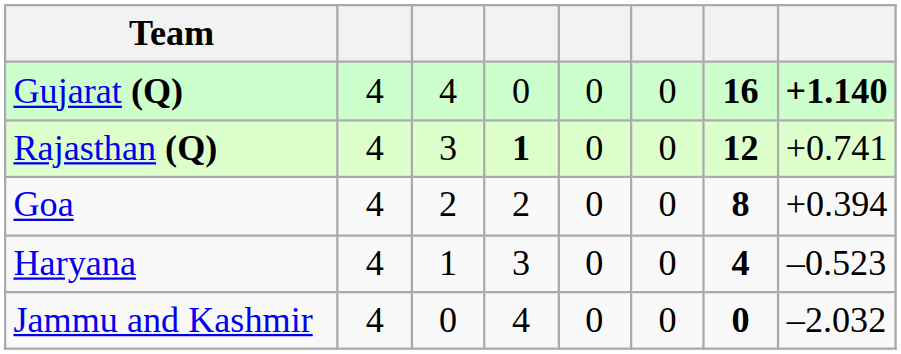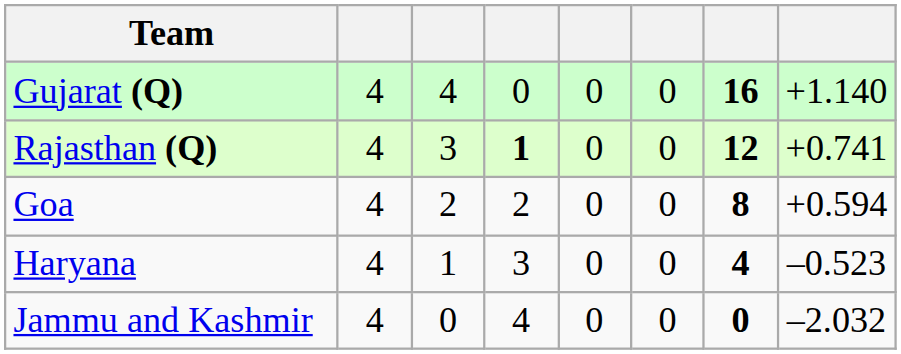(837, 90) bold -> (836, 90) normal
(837, 205) +0.394 -> (836, 205) +0.594
